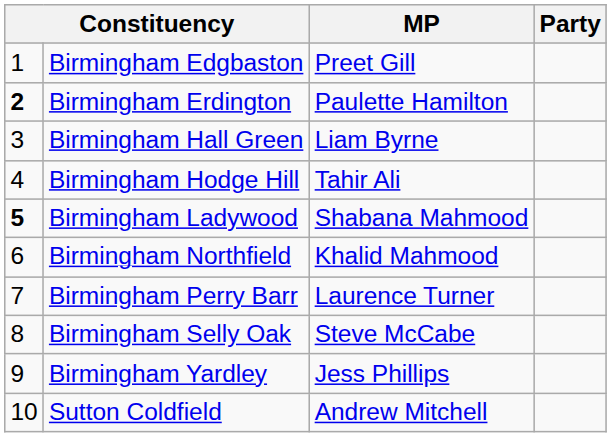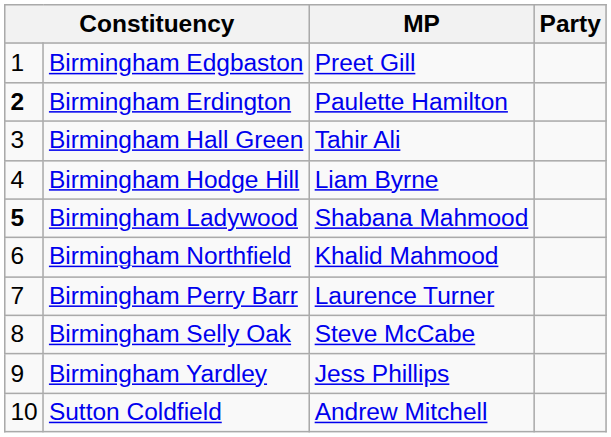(377, 140) Liam Byrne -> (358, 140) Tahir Ali
(358, 179) Tahir Ali -> (377, 179) Liam Byrne
